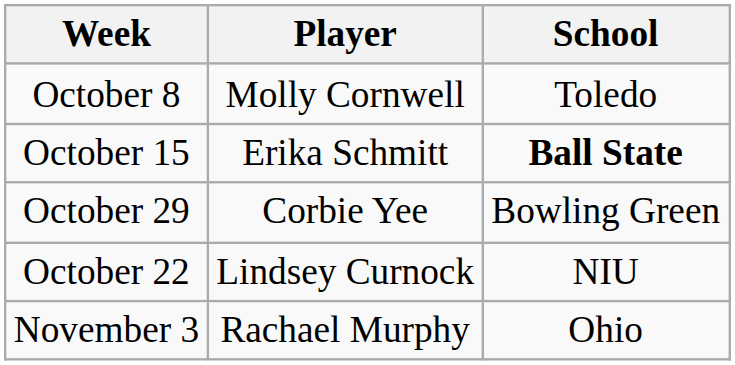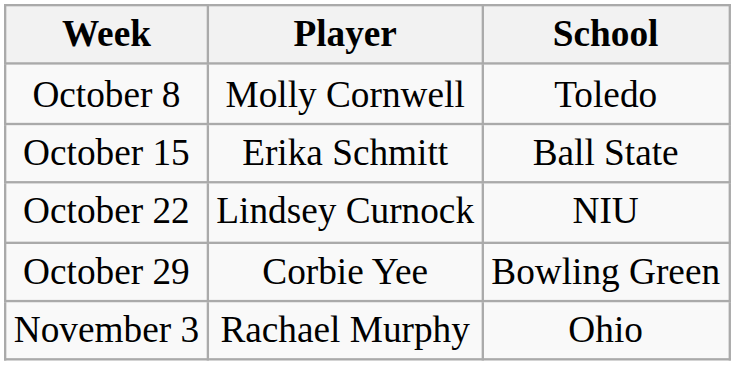(606, 152) bold -> (606, 152) normal
rows swapped: (106, 270) <-> (106, 211)
